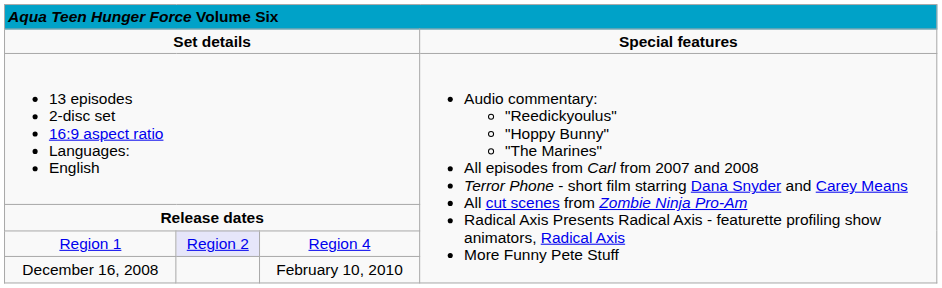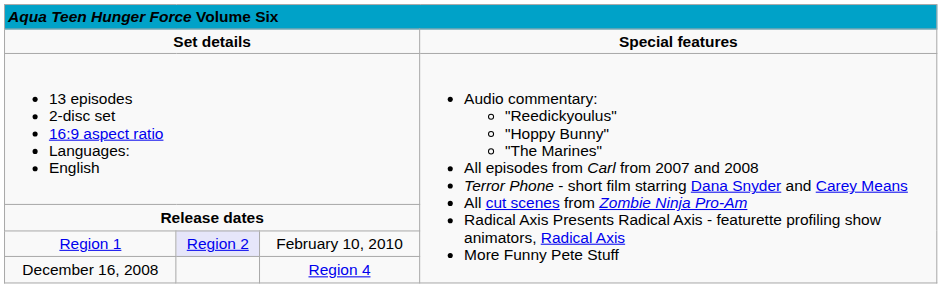(339, 244) Region 4 -> (339, 244) February 10, 2010
(339, 270) February 10, 2010 -> (339, 270) Region 4
